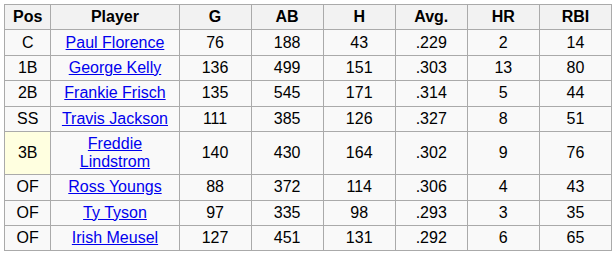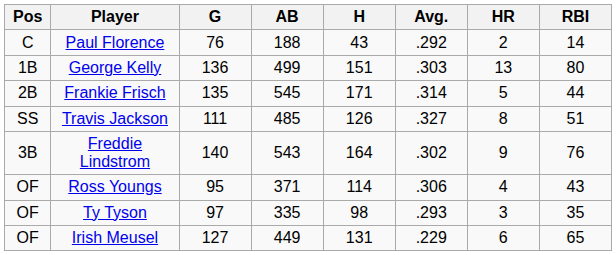(431, 42) .229 -> (431, 42) .292
(287, 118) 385 -> (287, 118) 485
(28, 153) lightyellow background -> (28, 153) no background
(287, 153) 430 -> (287, 153) 543
(215, 187) 88 -> (215, 187) 95
(287, 187) 372 -> (287, 187) 371
(287, 238) 451 -> (287, 238) 449
(431, 238) .292 -> (431, 238) .229
